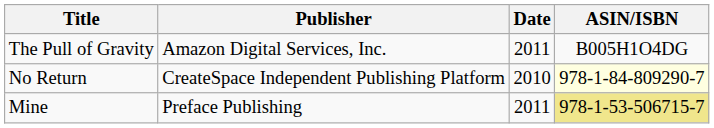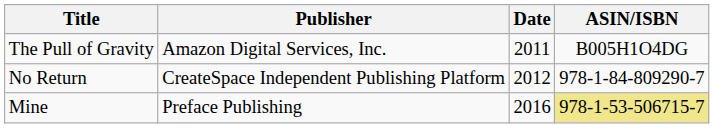(532, 78) 2010 -> (532, 78) 2012
(632, 78) lightyellow background -> (632, 78) no background
(532, 107) 2011 -> (532, 107) 2016
